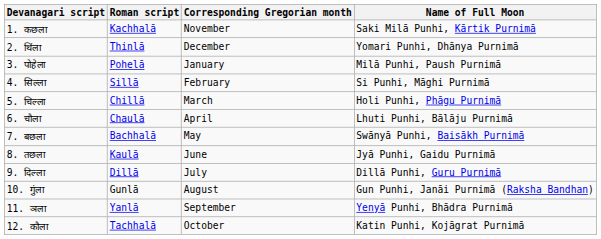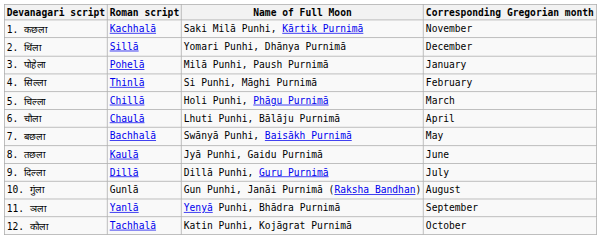columns swapped: (268, 12) <-> (475, 12)
(127, 47) Thinlā -> (124, 47) Sillā
(124, 83) Sillā -> (127, 83) Thinlā
